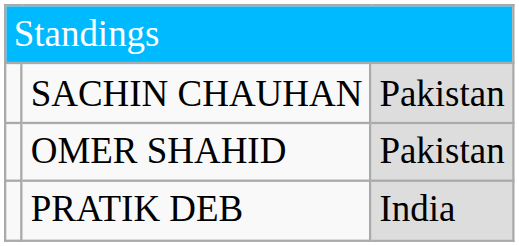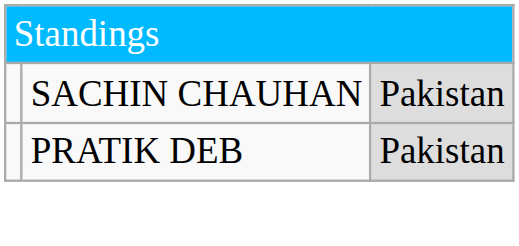- row: (159, 151)
(417, 209) India -> (442, 151) Pakistan
